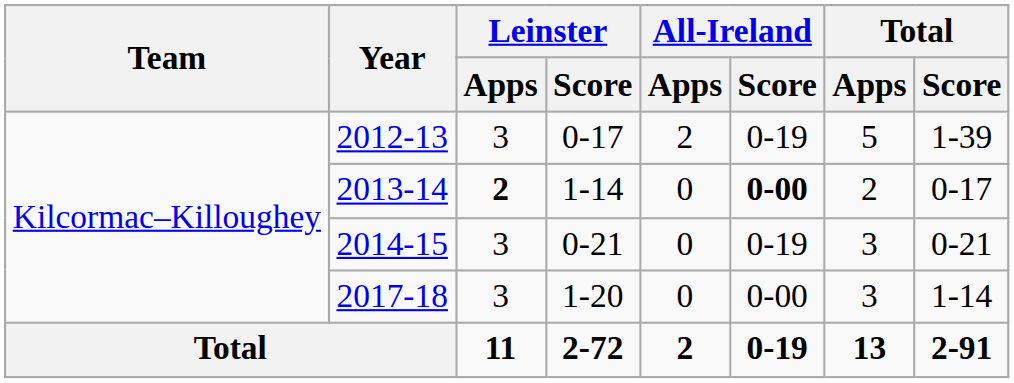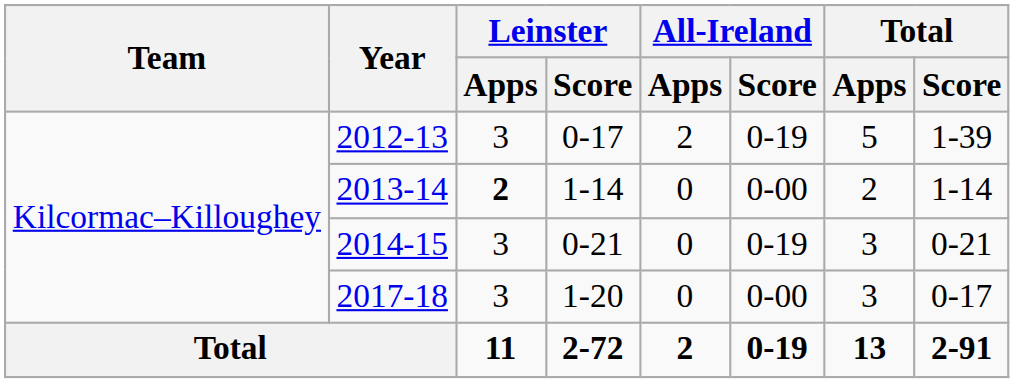(777, 190) bold -> (777, 190) normal
(962, 190) 0-17 -> (962, 190) 1-14
(962, 296) 1-14 -> (962, 296) 0-17
